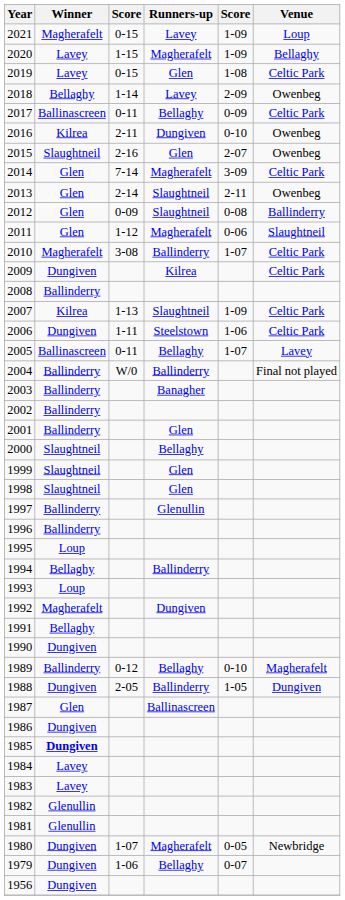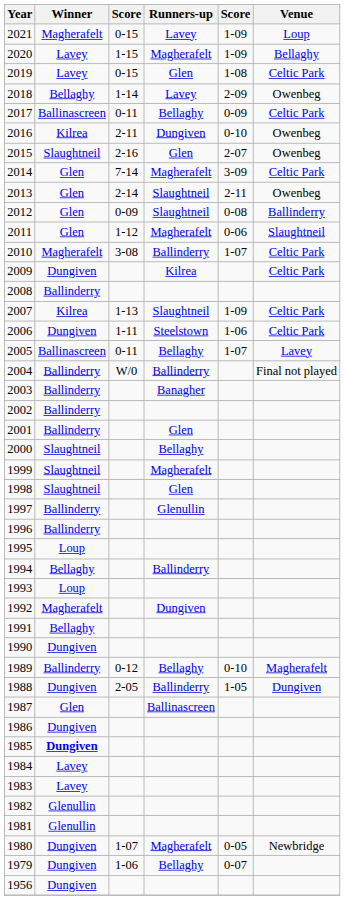(181, 469) Glen -> (181, 469) Magherafelt
